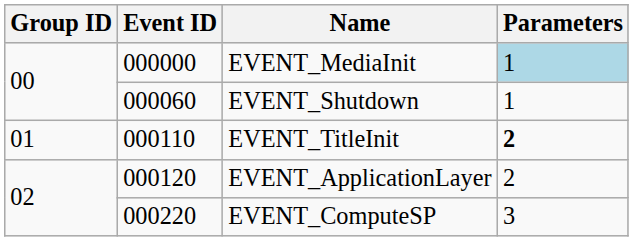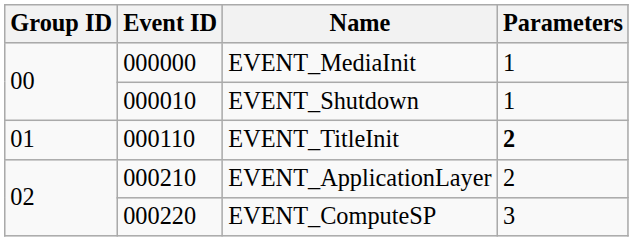(509, 62) lightblue background -> (509, 62) no background
(160, 100) 000060 -> (160, 100) 000010
(160, 178) 000120 -> (160, 178) 000210
